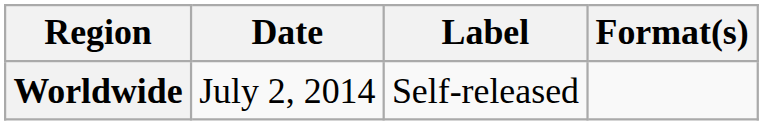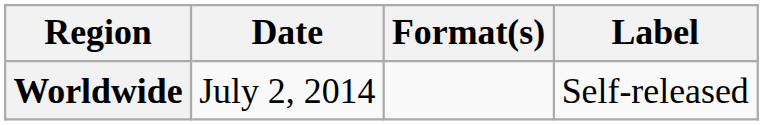columns swapped: (672, 32) <-> (485, 32)
